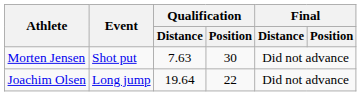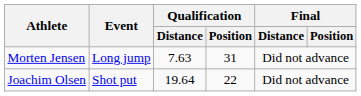(114, 58) Shot put -> (121, 58) Long jump
(230, 58) 30 -> (230, 58) 31
(121, 80) Long jump -> (114, 80) Shot put
